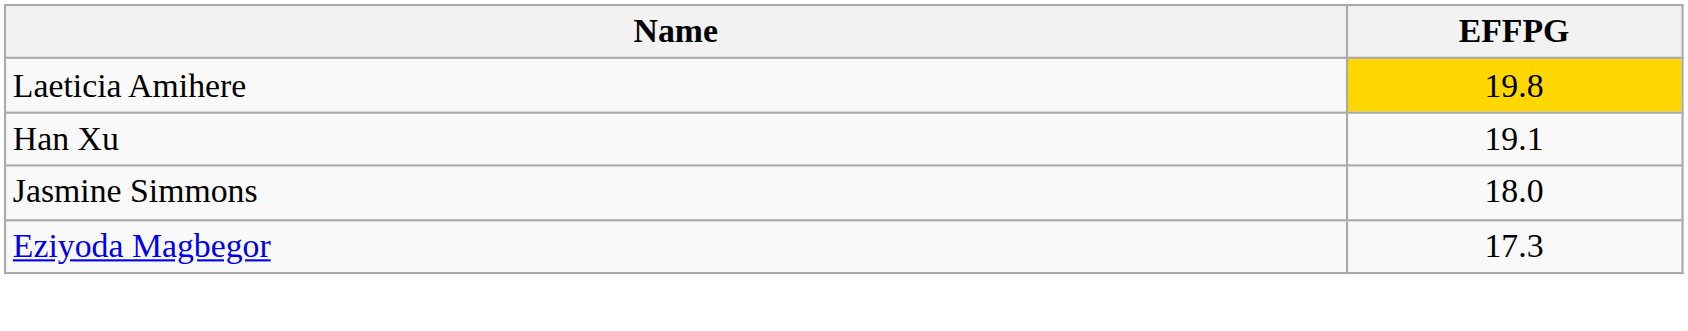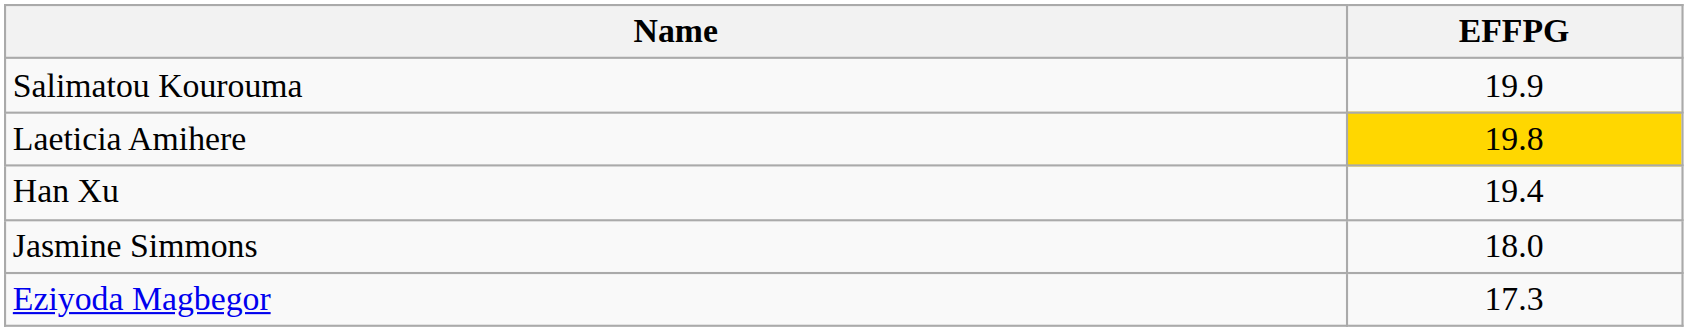+ row: (158, 84)
(1514, 138) 19.1 -> (1514, 191) 19.4
